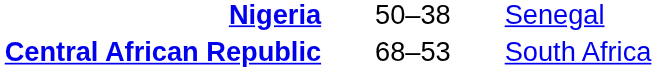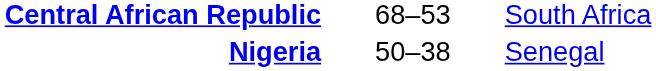rows swapped: (163, 52) <-> (275, 14)
